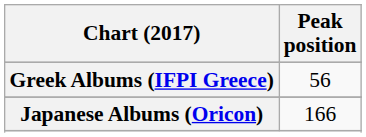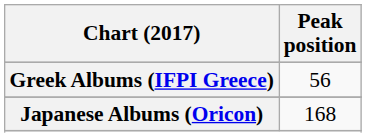(320, 113) 166 -> (320, 113) 168
